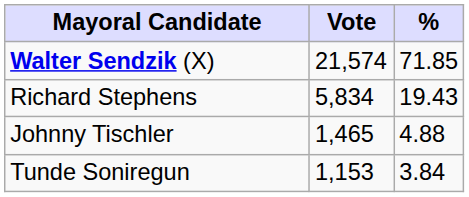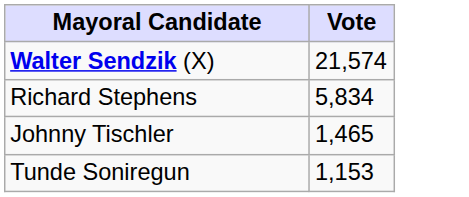- column: (429, 23)
